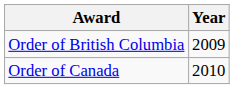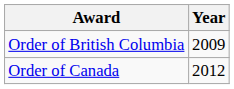(209, 70) 2010 -> (209, 70) 2012
